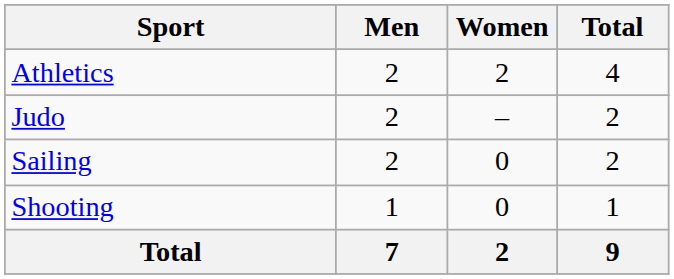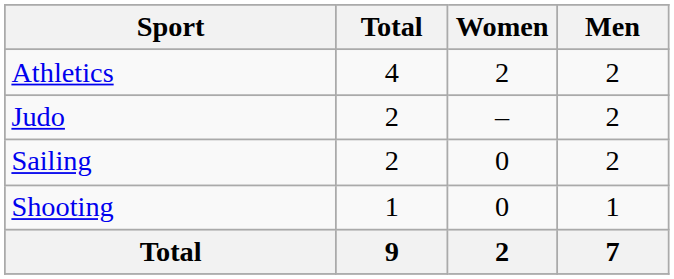columns swapped: (392, 26) <-> (613, 26)
